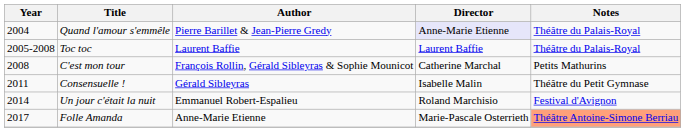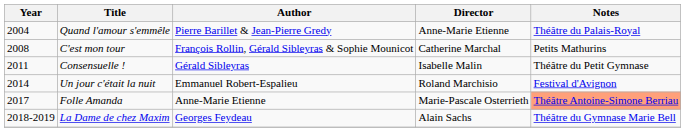(464, 30) lavender background -> (464, 30) no background
- row: (76, 48)
+ row: (115, 118)
